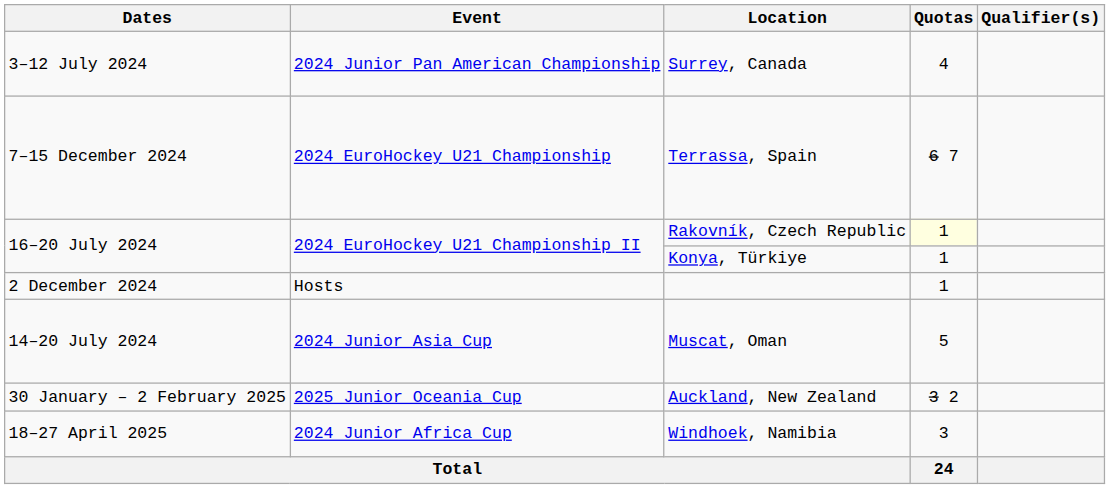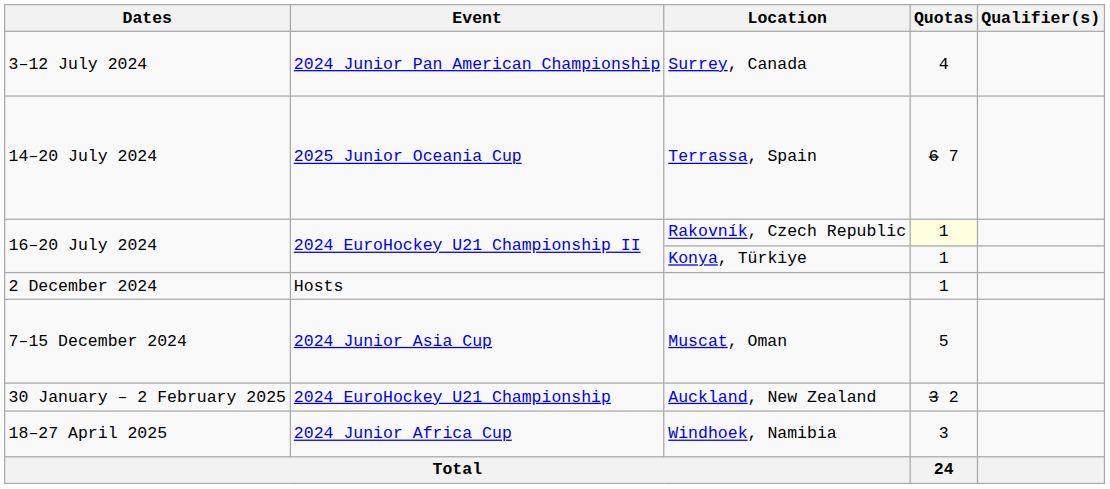(98, 158) 7–15 December 2024 -> (83, 158) 14–20 July 2024
(452, 158) 2024 EuroHockey U21 Championship -> (408, 158) 2025 Junior Oceania Cup
(83, 341) 14–20 July 2024 -> (98, 341) 7–15 December 2024
(408, 397) 2025 Junior Oceania Cup -> (452, 397) 2024 EuroHockey U21 Championship
